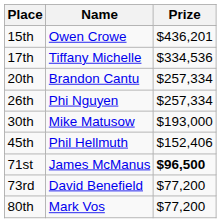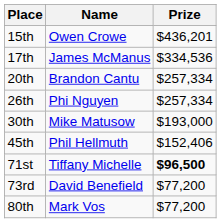(95, 57) Tiffany Michelle -> (100, 57) James McManus
(100, 164) James McManus -> (95, 164) Tiffany Michelle
